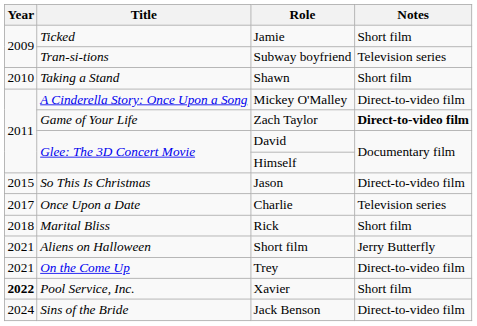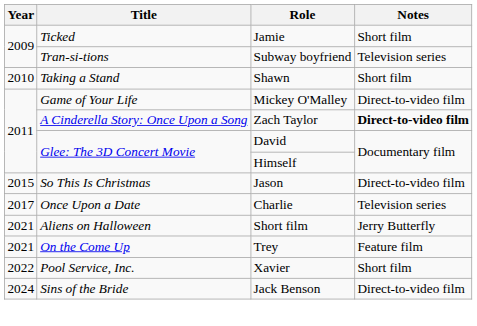(144, 99) A Cinderella Story: Once Upon a Song -> (89, 99) Game of Your Life
(89, 120) Game of Your Life -> (144, 120) A Cinderella Story: Once Upon a Song
- row: (266, 225)
(411, 267) Direct-to-video film -> (390, 246) Feature film
(21, 288) bold -> (21, 267) normal
